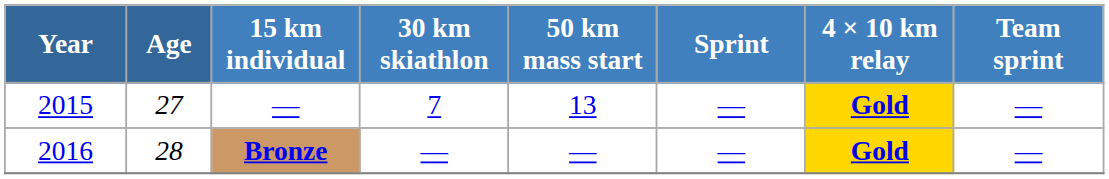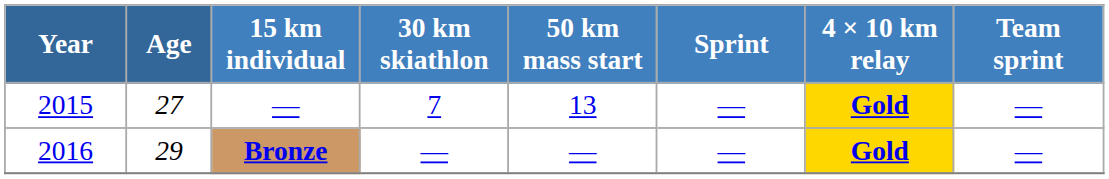(169, 150) 28 -> (169, 150) 29
